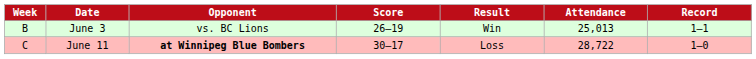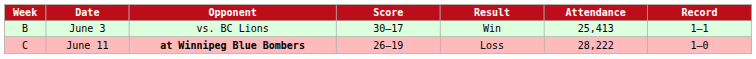(388, 29) 26–19 -> (388, 29) 30–17
(596, 29) 25,013 -> (596, 29) 25,413
(388, 45) 30–17 -> (388, 45) 26–19
(596, 45) 28,722 -> (596, 45) 28,222
